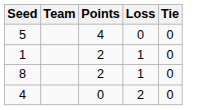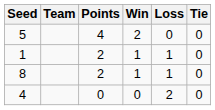+ column: (137, 14)
